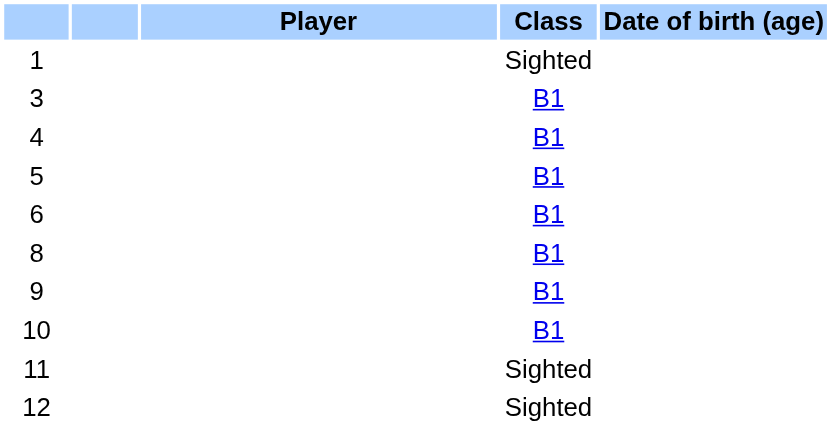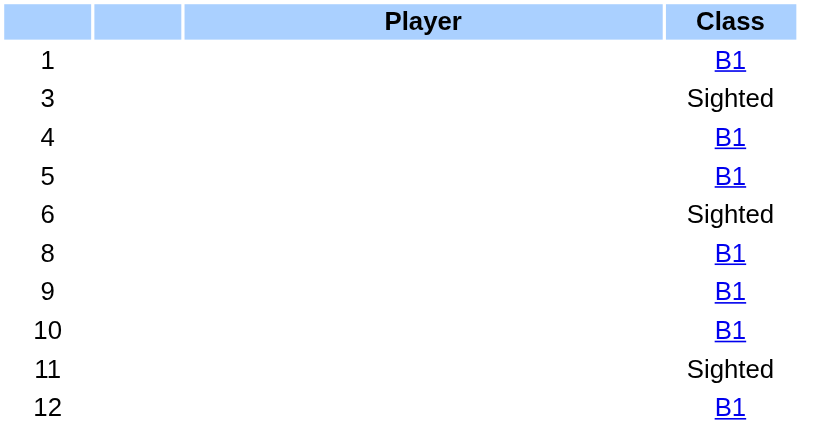- column: (714, 21)
(549, 60) Sighted -> (730, 60) B1
(549, 98) B1 -> (730, 98) Sighted
(549, 214) B1 -> (730, 214) Sighted
(549, 408) Sighted -> (730, 408) B1
